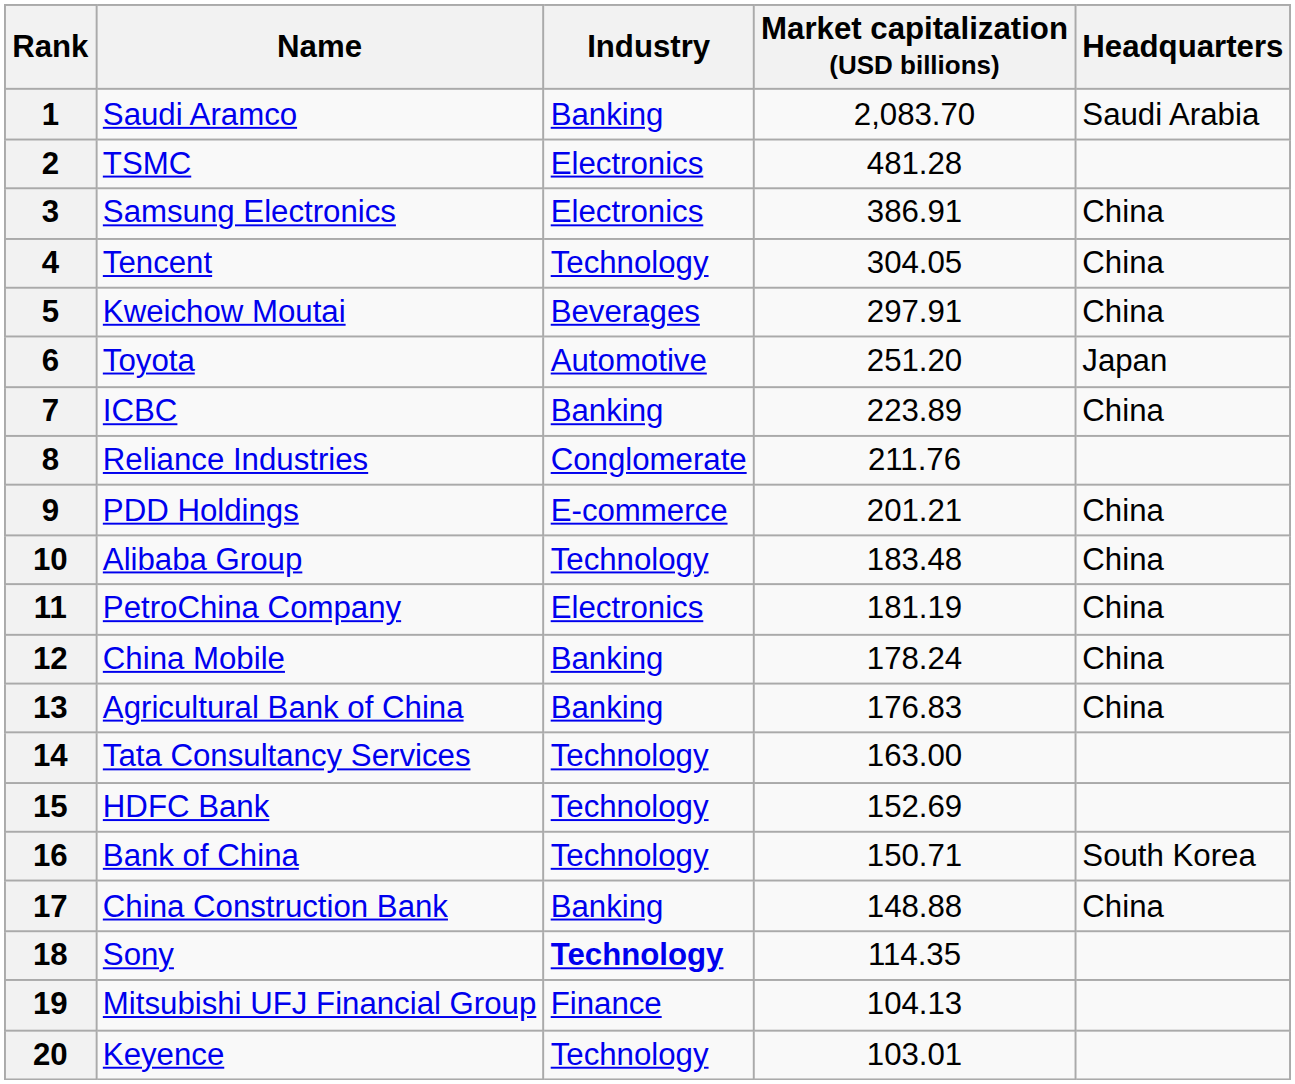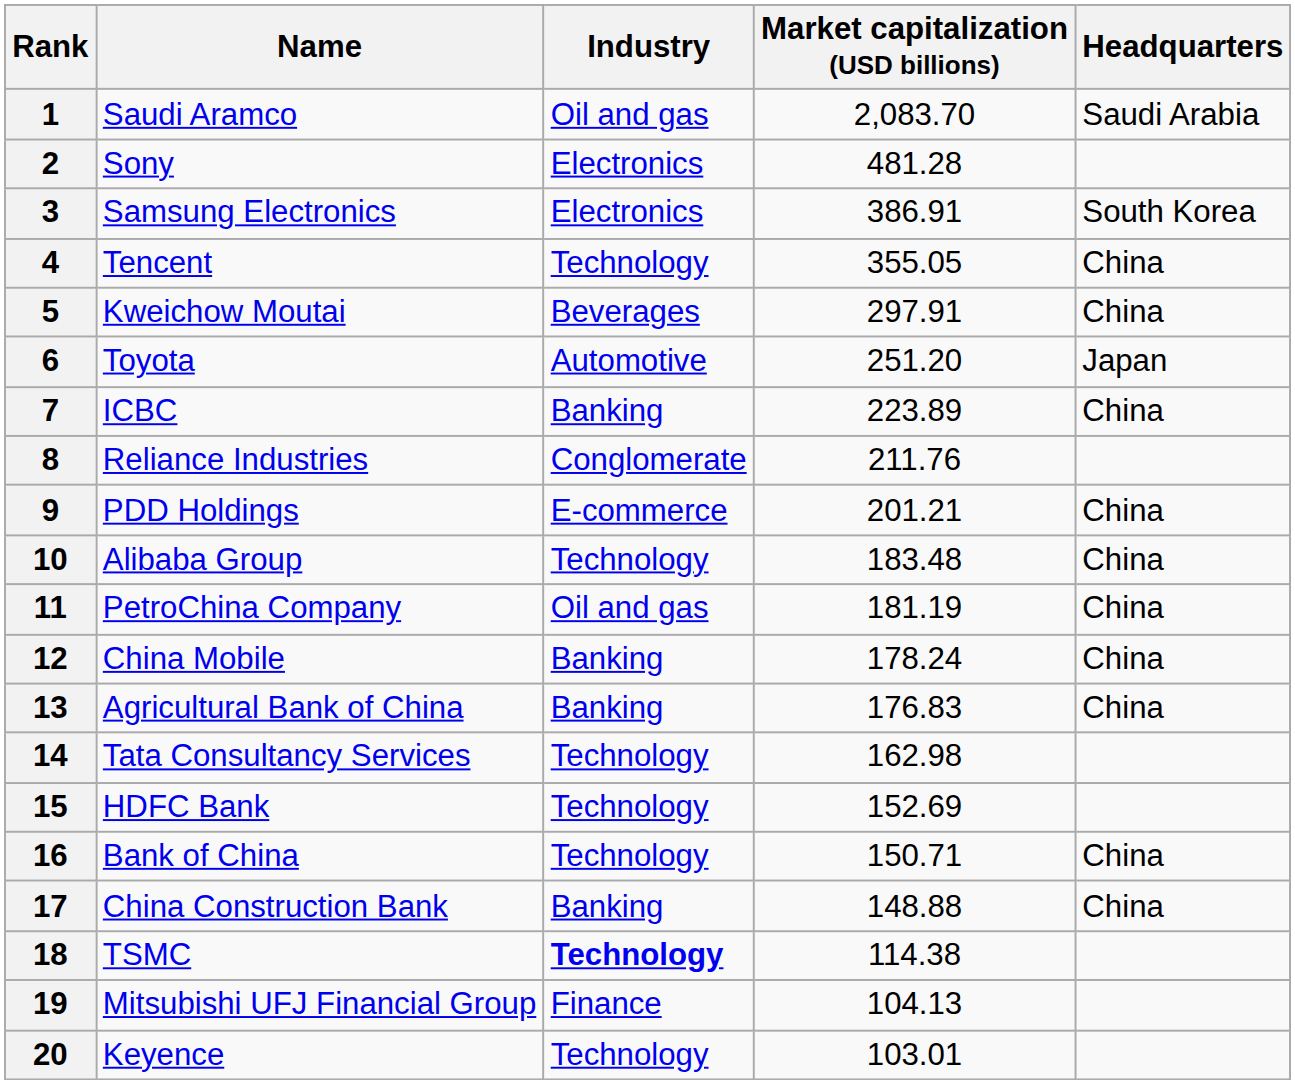(607, 113) Banking -> (630, 113) Oil and gas
(147, 163) TSMC -> (138, 163) Sony
(1123, 212) China -> (1169, 212) South Korea
(914, 262) 304.05 -> (914, 262) 355.05
(627, 608) Electronics -> (630, 608) Oil and gas
(914, 757) 163.00 -> (914, 757) 162.98
(1169, 856) South Korea -> (1123, 856) China
(138, 955) Sony -> (147, 955) TSMC
(914, 955) 114.35 -> (914, 955) 114.38
